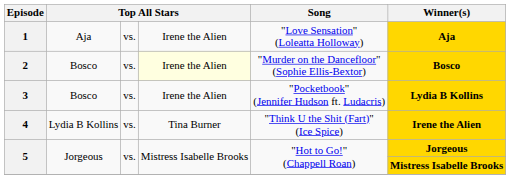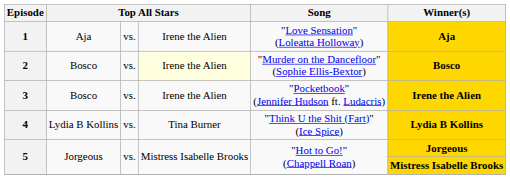(447, 95) Lydia B Kollins -> (447, 95) Irene the Alien
(447, 124) Irene the Alien -> (447, 124) Lydia B Kollins
